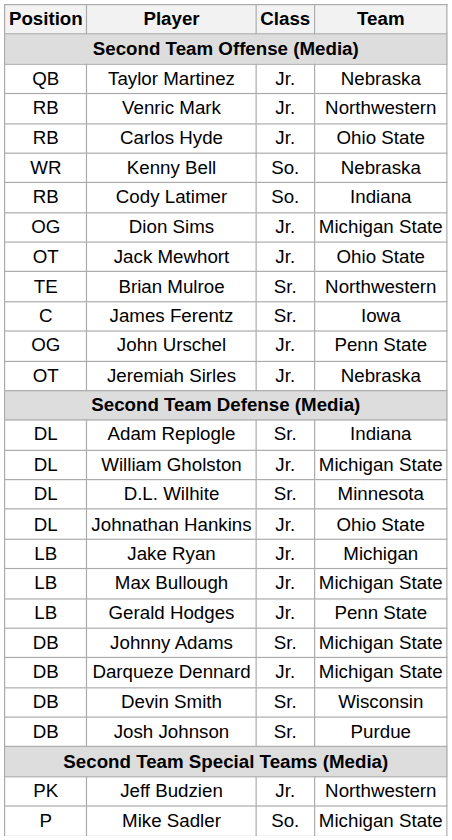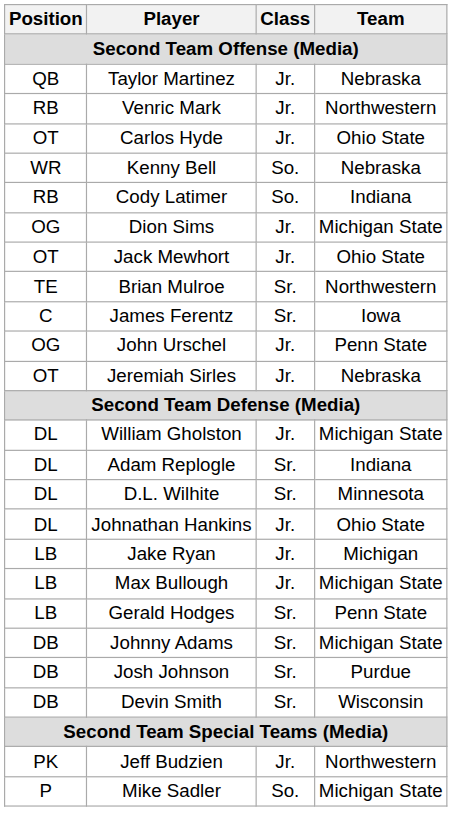(46, 138) RB -> (46, 138) OT
rows swapped: (171, 464) <-> (171, 434)
(285, 613) Jr. -> (285, 613) Sr.
- row: (172, 672)
rows swapped: (172, 731) <-> (171, 702)
